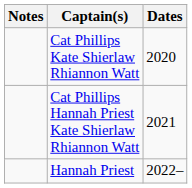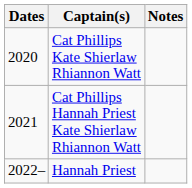columns swapped: (165, 16) <-> (26, 16)
